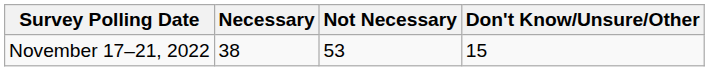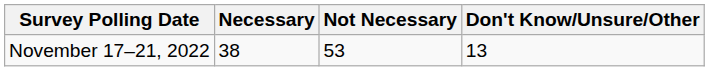(476, 50) 15 -> (476, 50) 13
